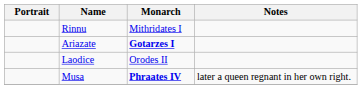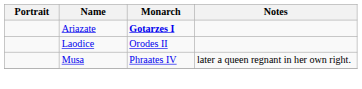- row: (74, 28)
(155, 76) bold -> (153, 60) normal
